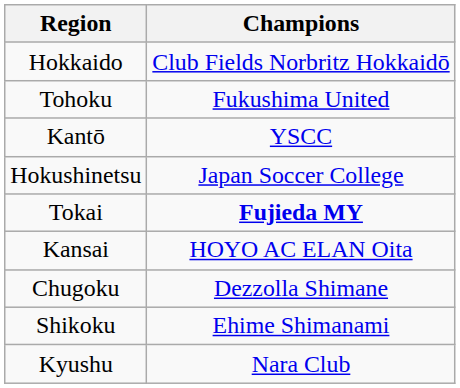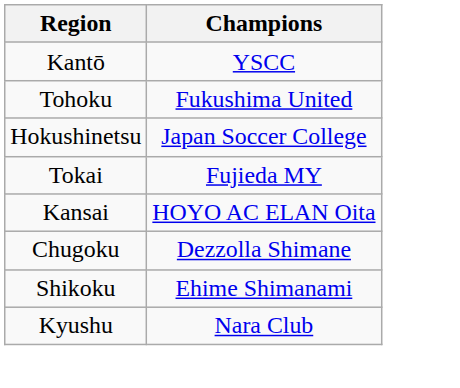- row: (76, 61)
rows swapped: (76, 99) <-> (76, 136)
(301, 212) bold -> (264, 174) normal
